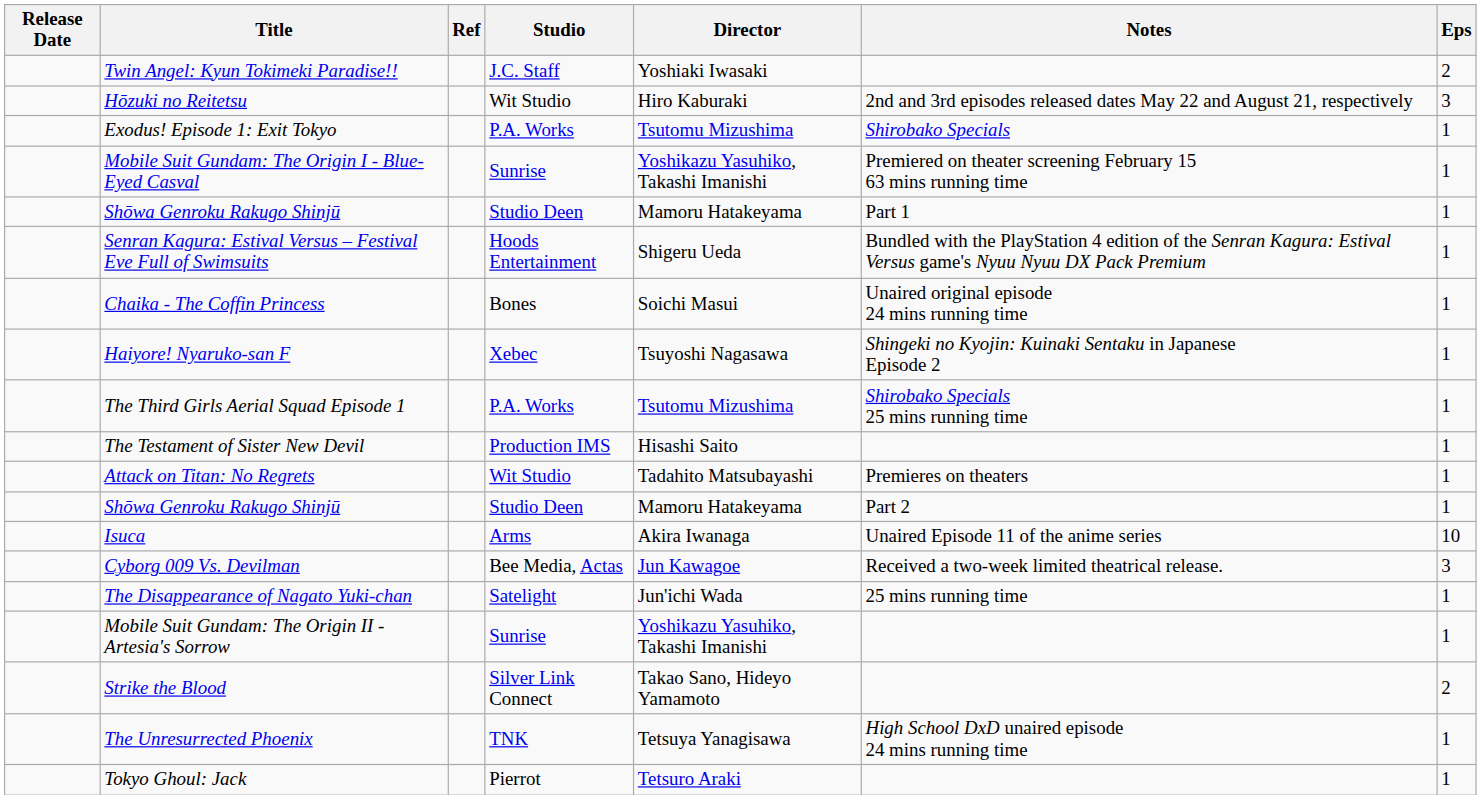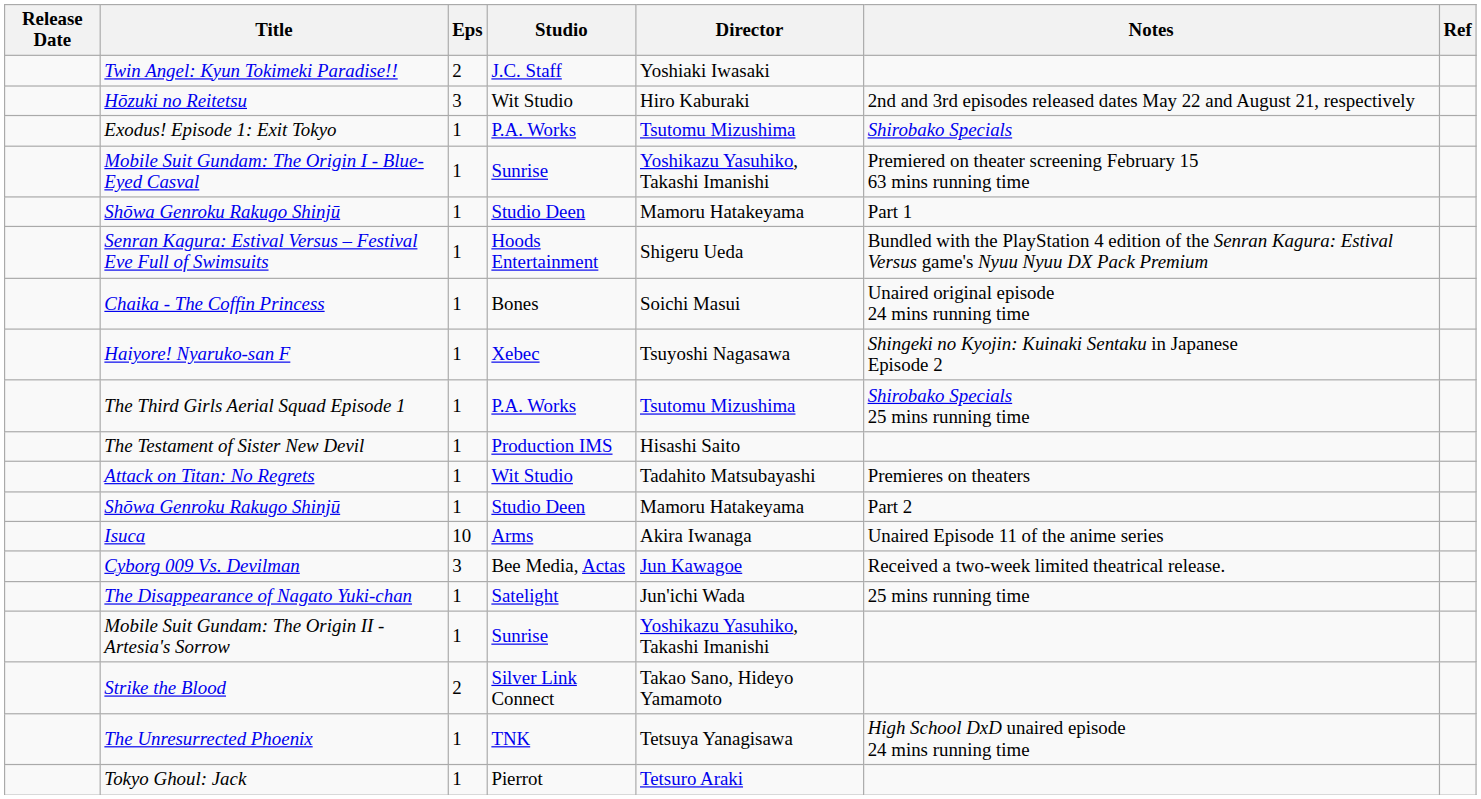columns swapped: (1456, 30) <-> (466, 30)
